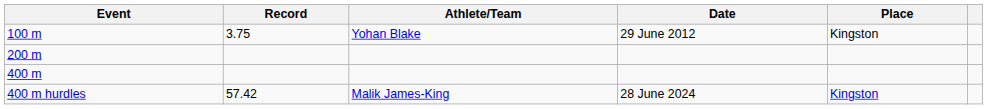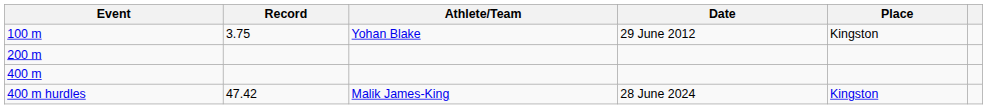(241, 93) 57.42 -> (241, 93) 47.42
